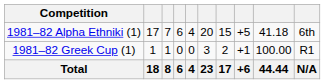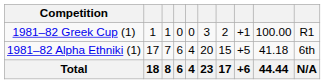rows swapped: (74, 32) <-> (74, 50)
